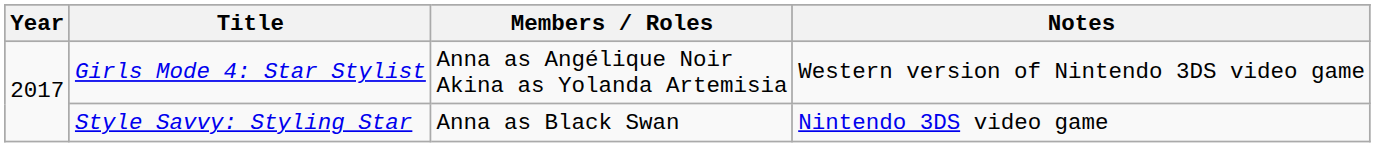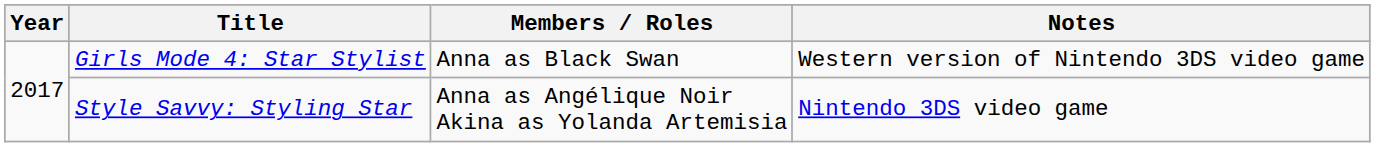(612, 73) Anna as Angélique Noir Akina as Yolanda Artemisia -> (558, 60) Anna as Black Swan
(558, 122) Anna as Black Swan -> (612, 109) Anna as Angélique Noir Akina as Yolanda Artemisia
